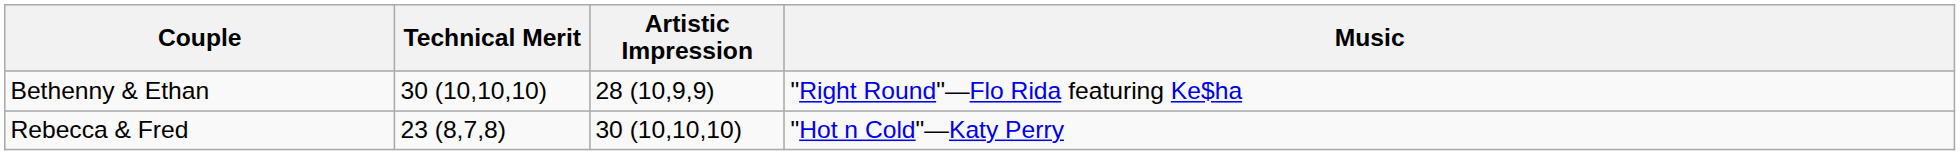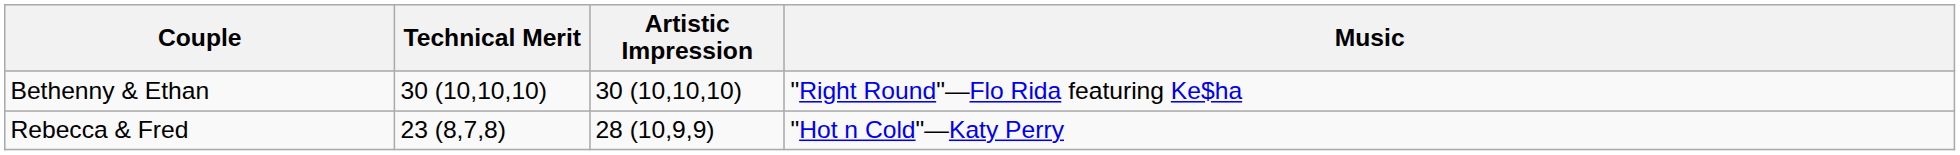(655, 90) 28 (10,9,9) -> (669, 90) 30 (10,10,10)
(669, 129) 30 (10,10,10) -> (655, 129) 28 (10,9,9)
